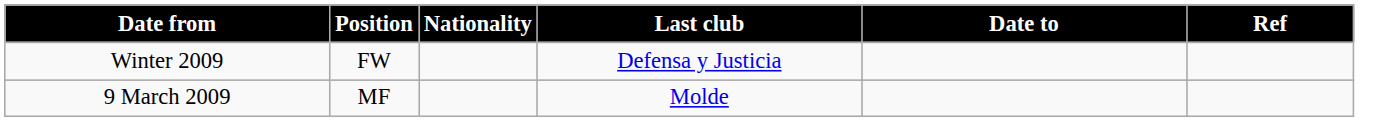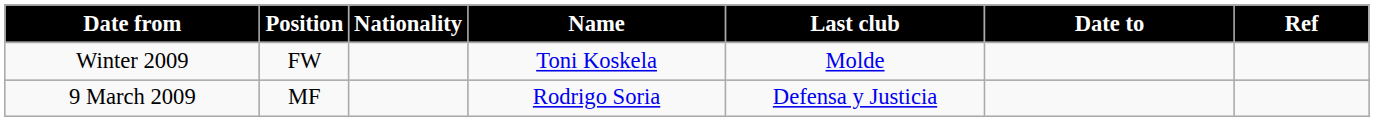+ column: (597, 23)
(699, 60) Defensa y Justicia -> (855, 60) Molde
(699, 98) Molde -> (855, 98) Defensa y Justicia
